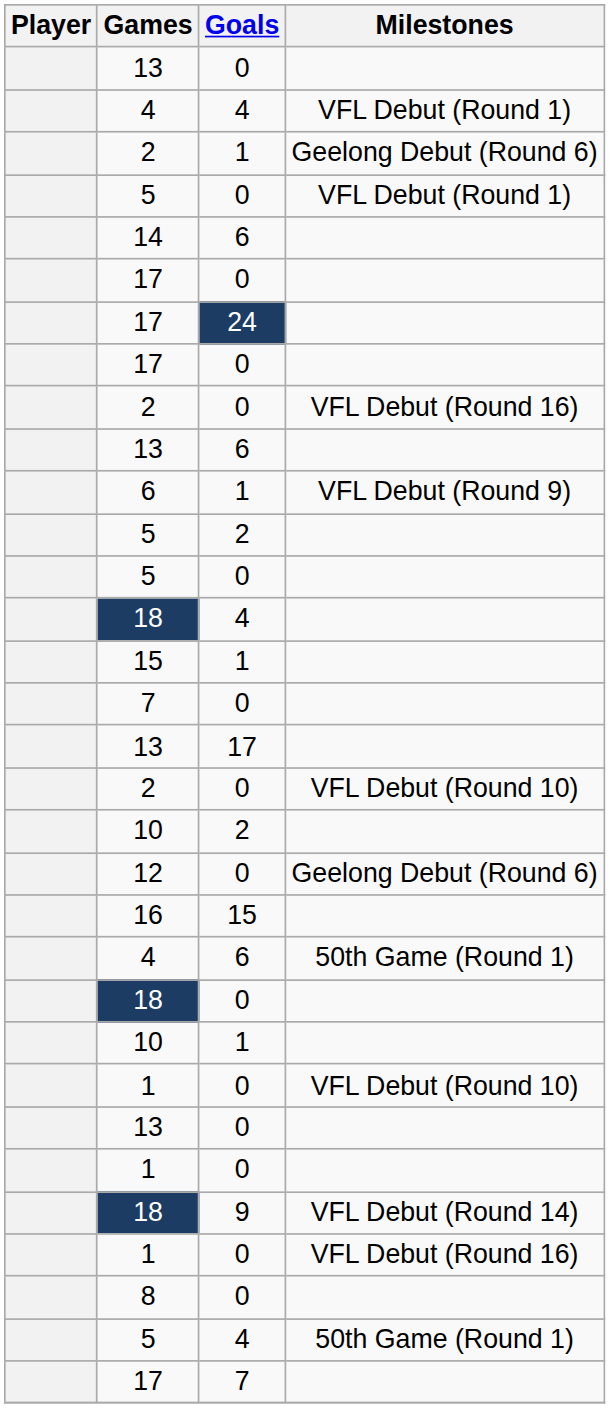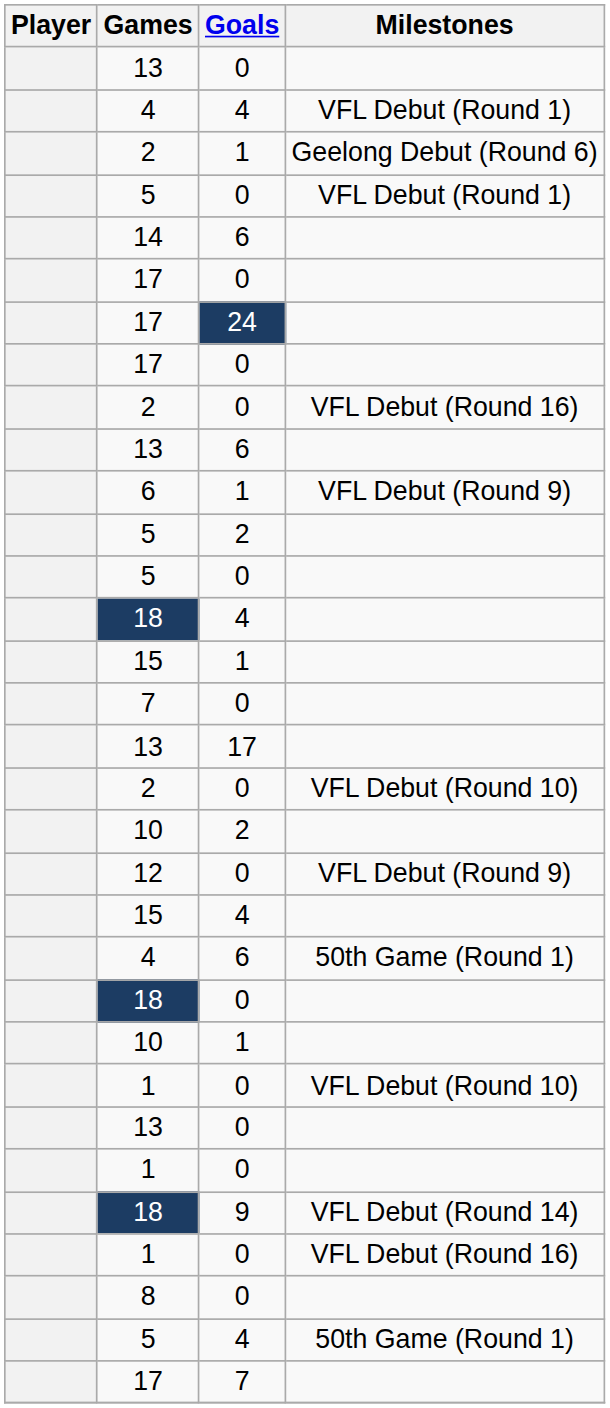(445, 873) Geelong Debut (Round 6) -> (445, 873) VFL Debut (Round 9)
- row: (148, 915)
+ row: (148, 915)
